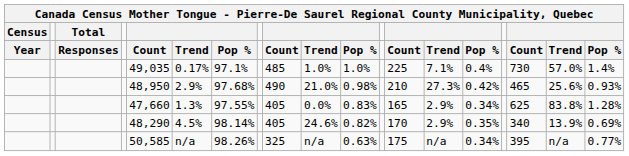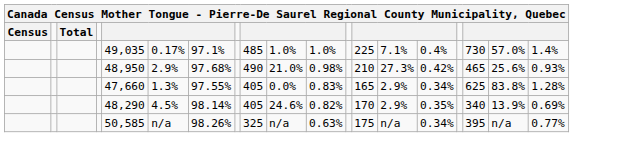- row: (27, 50)
